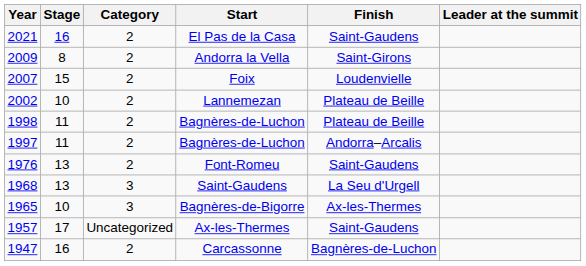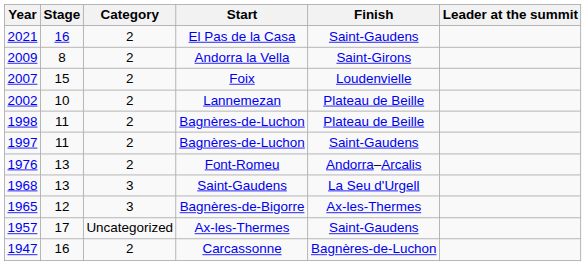(374, 143) Andorra–Arcalis -> (374, 143) Saint-Gaudens
(374, 164) Saint-Gaudens -> (374, 164) Andorra–Arcalis
(62, 206) 10 -> (62, 206) 12
